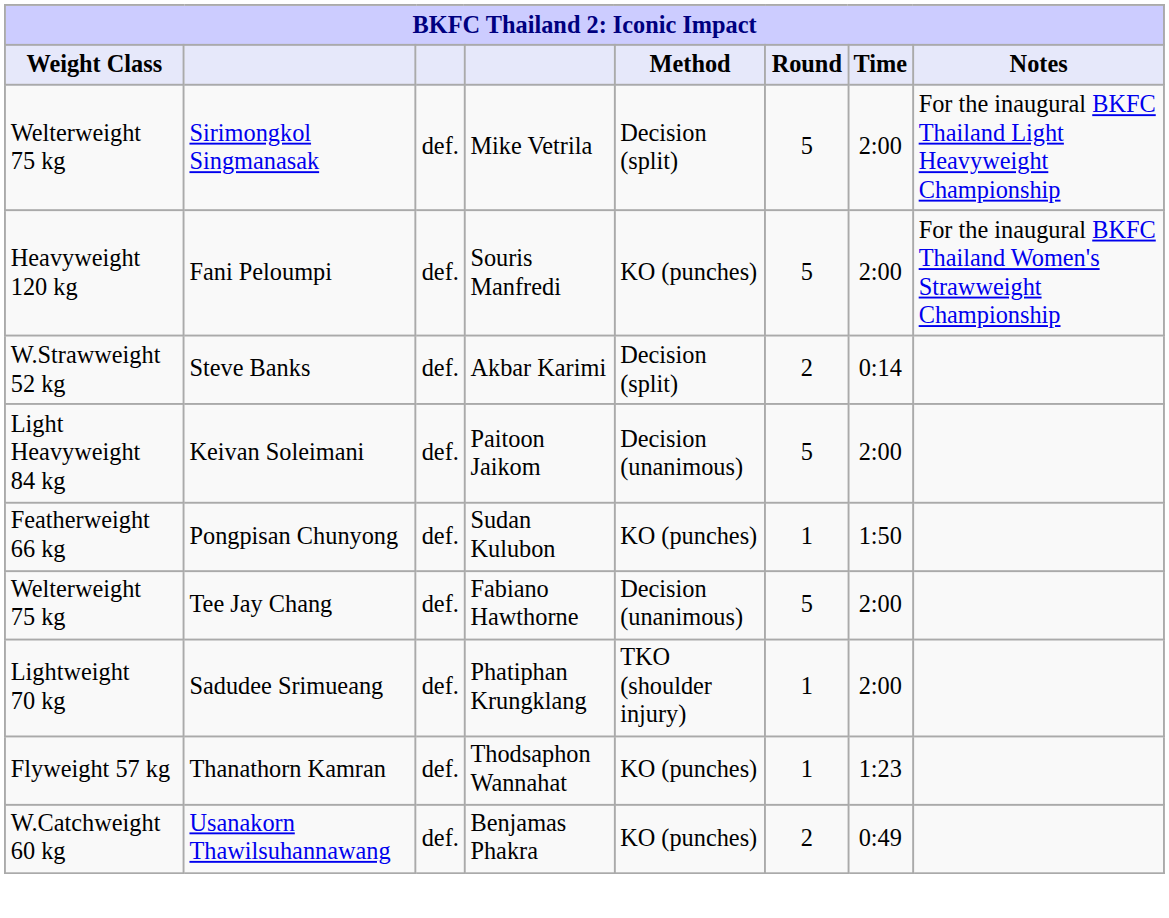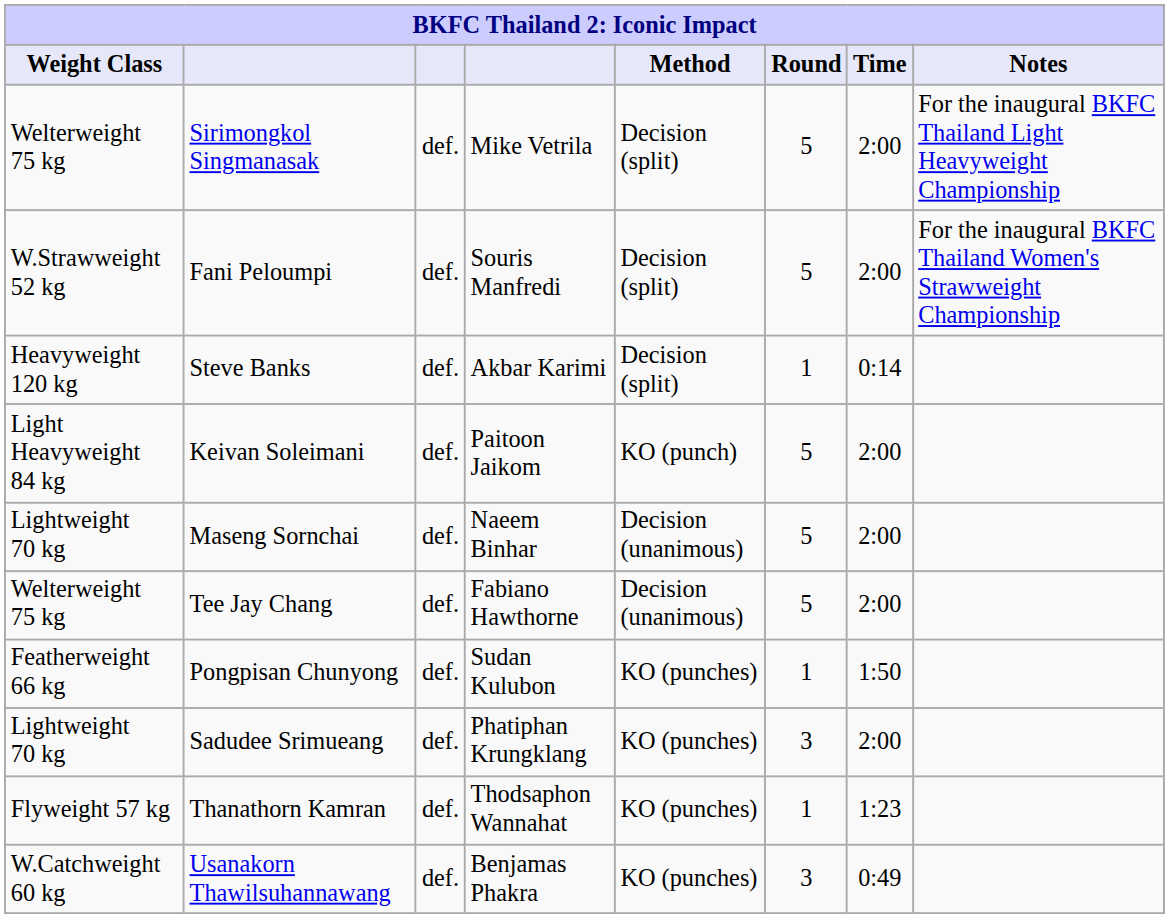(76, 272) Heavyweight 120 kg -> (86, 272) W.Strawweight 52 kg
(689, 272) KO (punches) -> (664, 272) Decision (split)
(86, 369) W.Strawweight 52 kg -> (76, 369) Heavyweight 120 kg
(807, 369) 2 -> (806, 369) 1
(682, 452) Decision (unanimous) -> (679, 452) KO (punch)
+ row: (274, 535)
rows swapped: (294, 535) <-> (261, 604)
(666, 686) TKO (shoulder injury) -> (689, 741) KO (punches)
(807, 686) 1 -> (806, 741) 3
(807, 838) 2 -> (806, 878) 3
